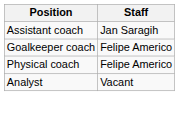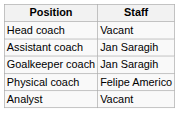+ row: (36, 30)
(136, 47) Felipe Americo -> (129, 64) Jan Saragih
